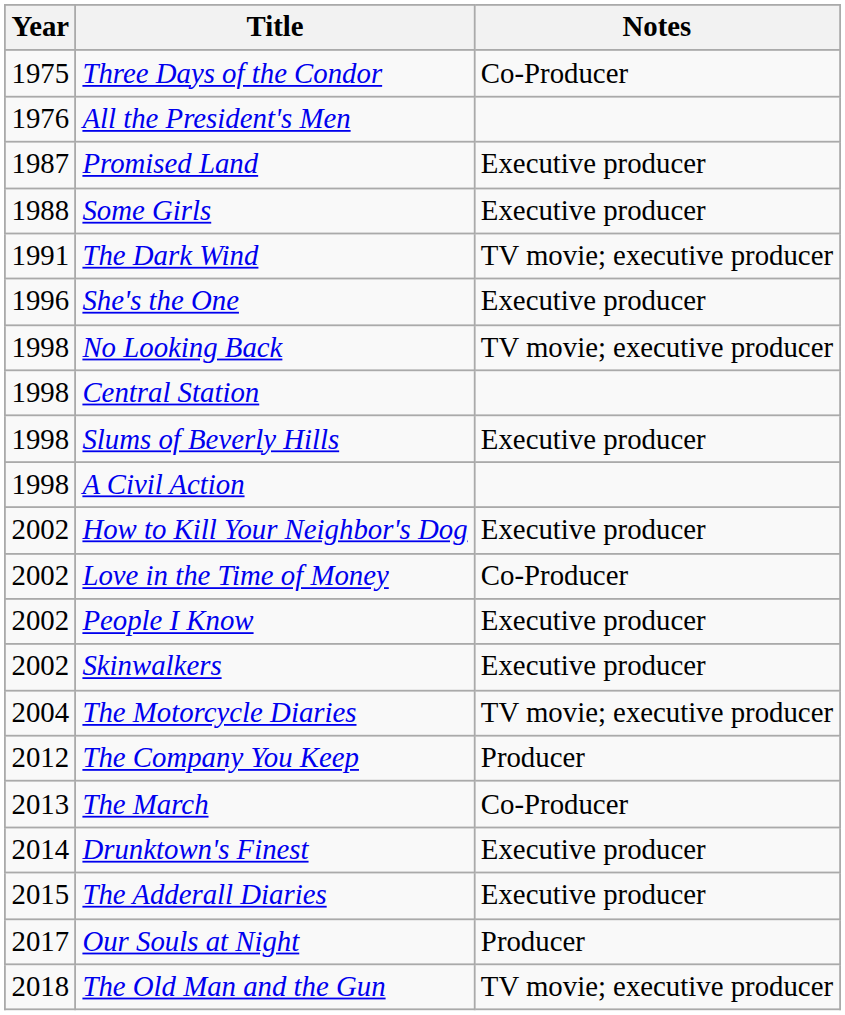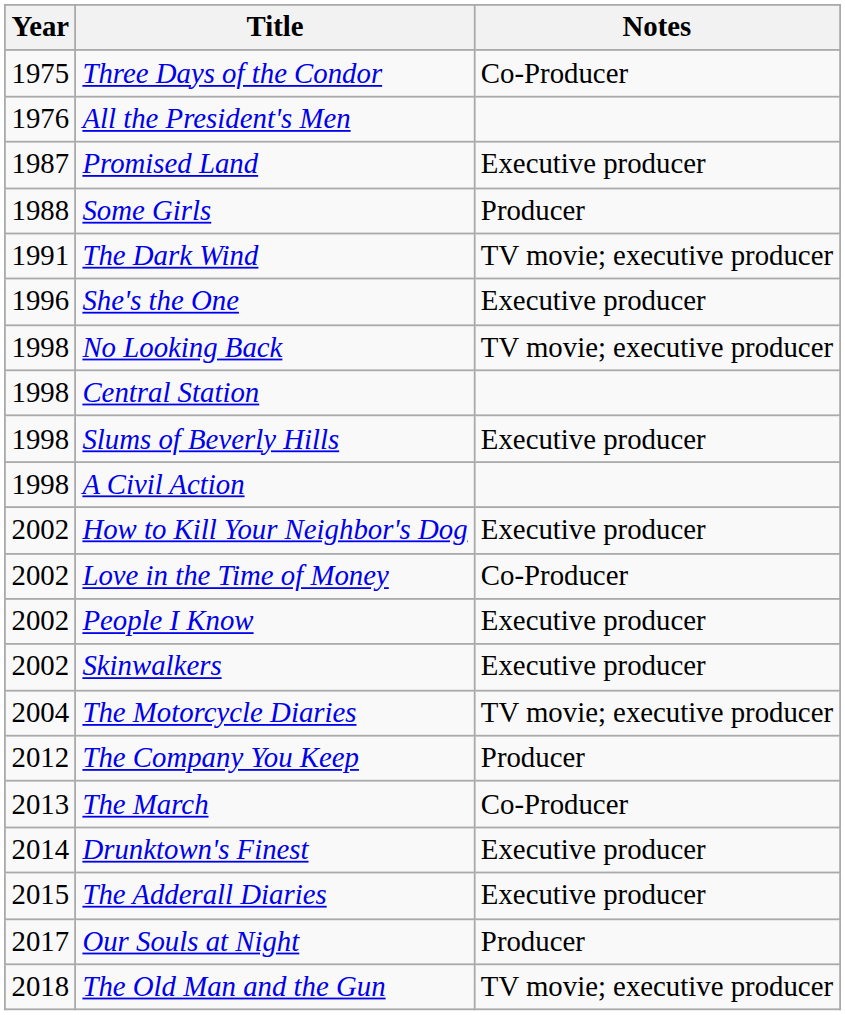(593, 210) Executive producer -> (533, 210) Producer
